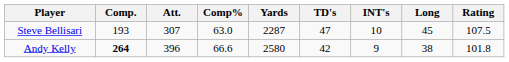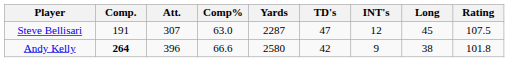(121, 30) 193 -> (121, 30) 191
(376, 30) 10 -> (376, 30) 12
